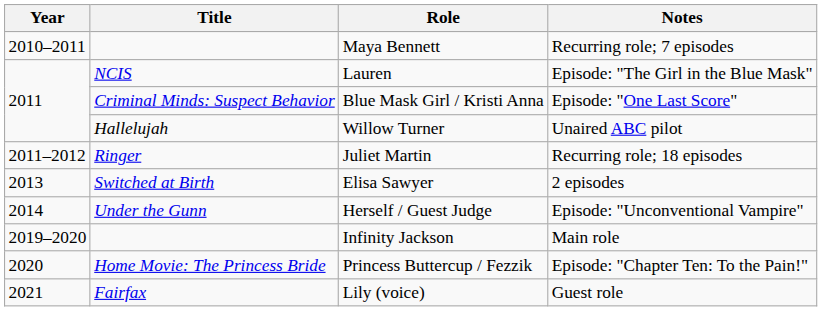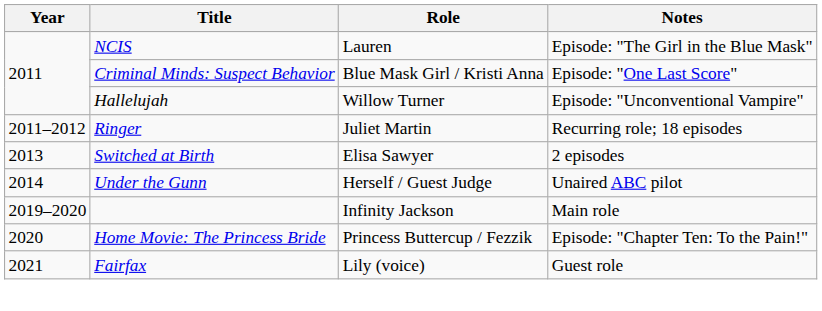- row: (391, 45)
(617, 127) Unaired ABC pilot -> (678, 100) Episode: "Unconventional Vampire"
(678, 210) Episode: "Unconventional Vampire" -> (617, 182) Unaired ABC pilot
